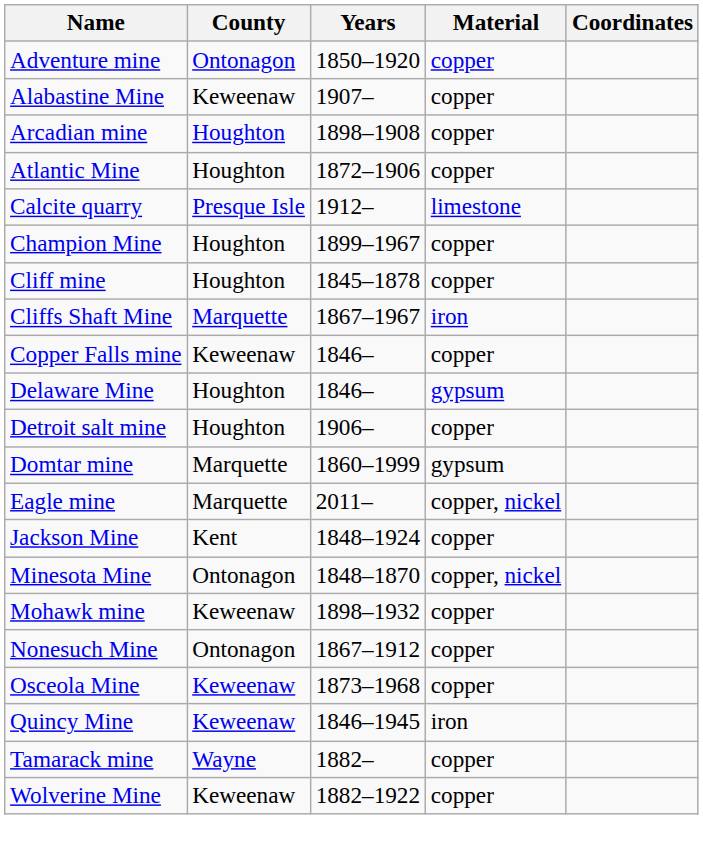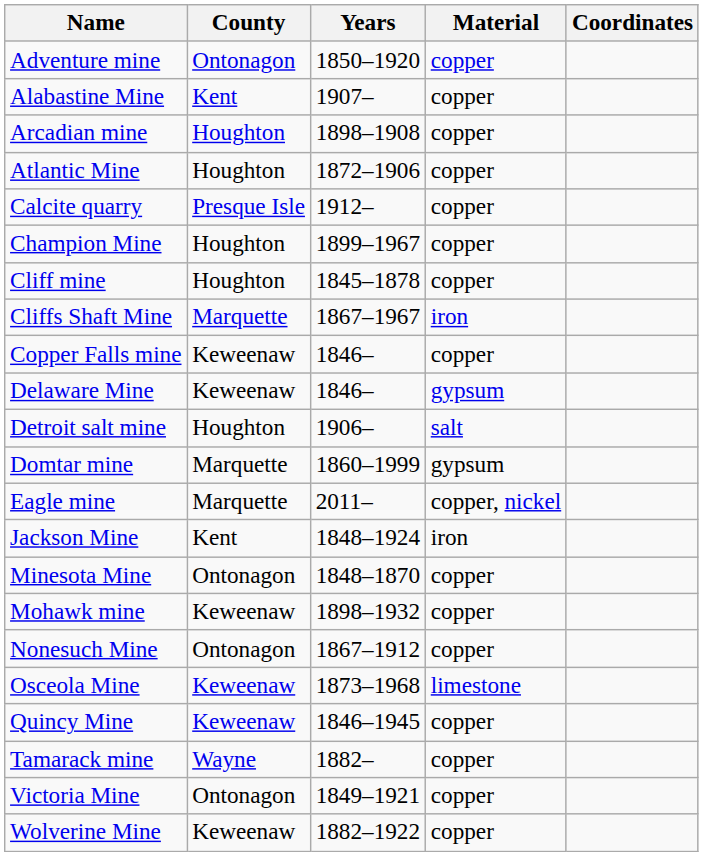(244, 96) Keweenaw -> (215, 96) Kent
(476, 206) limestone -> (462, 206) copper
(239, 390) Houghton -> (244, 390) Keweenaw
(462, 427) copper -> (447, 427) salt
(462, 538) copper -> (449, 538) iron
(496, 574) copper, nickel -> (462, 574) copper
(462, 685) copper -> (476, 685) limestone
(449, 721) iron -> (462, 721) copper
+ row: (75, 795)
